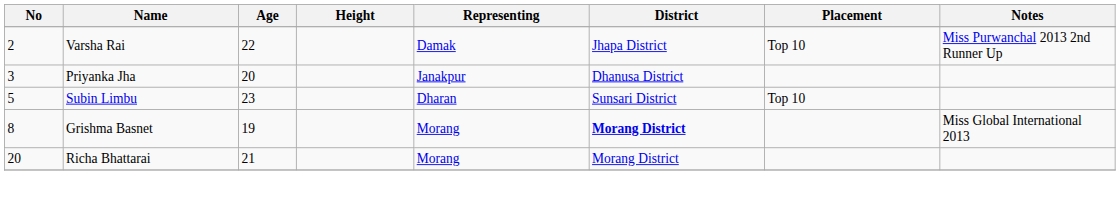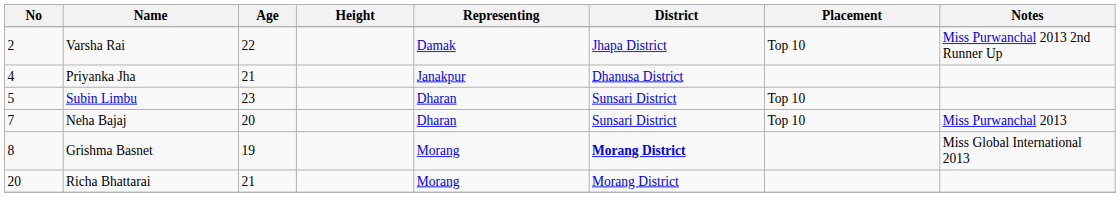(11, 76) 3 -> (11, 76) 4
(248, 76) 20 -> (248, 76) 21
+ row: (96, 121)
